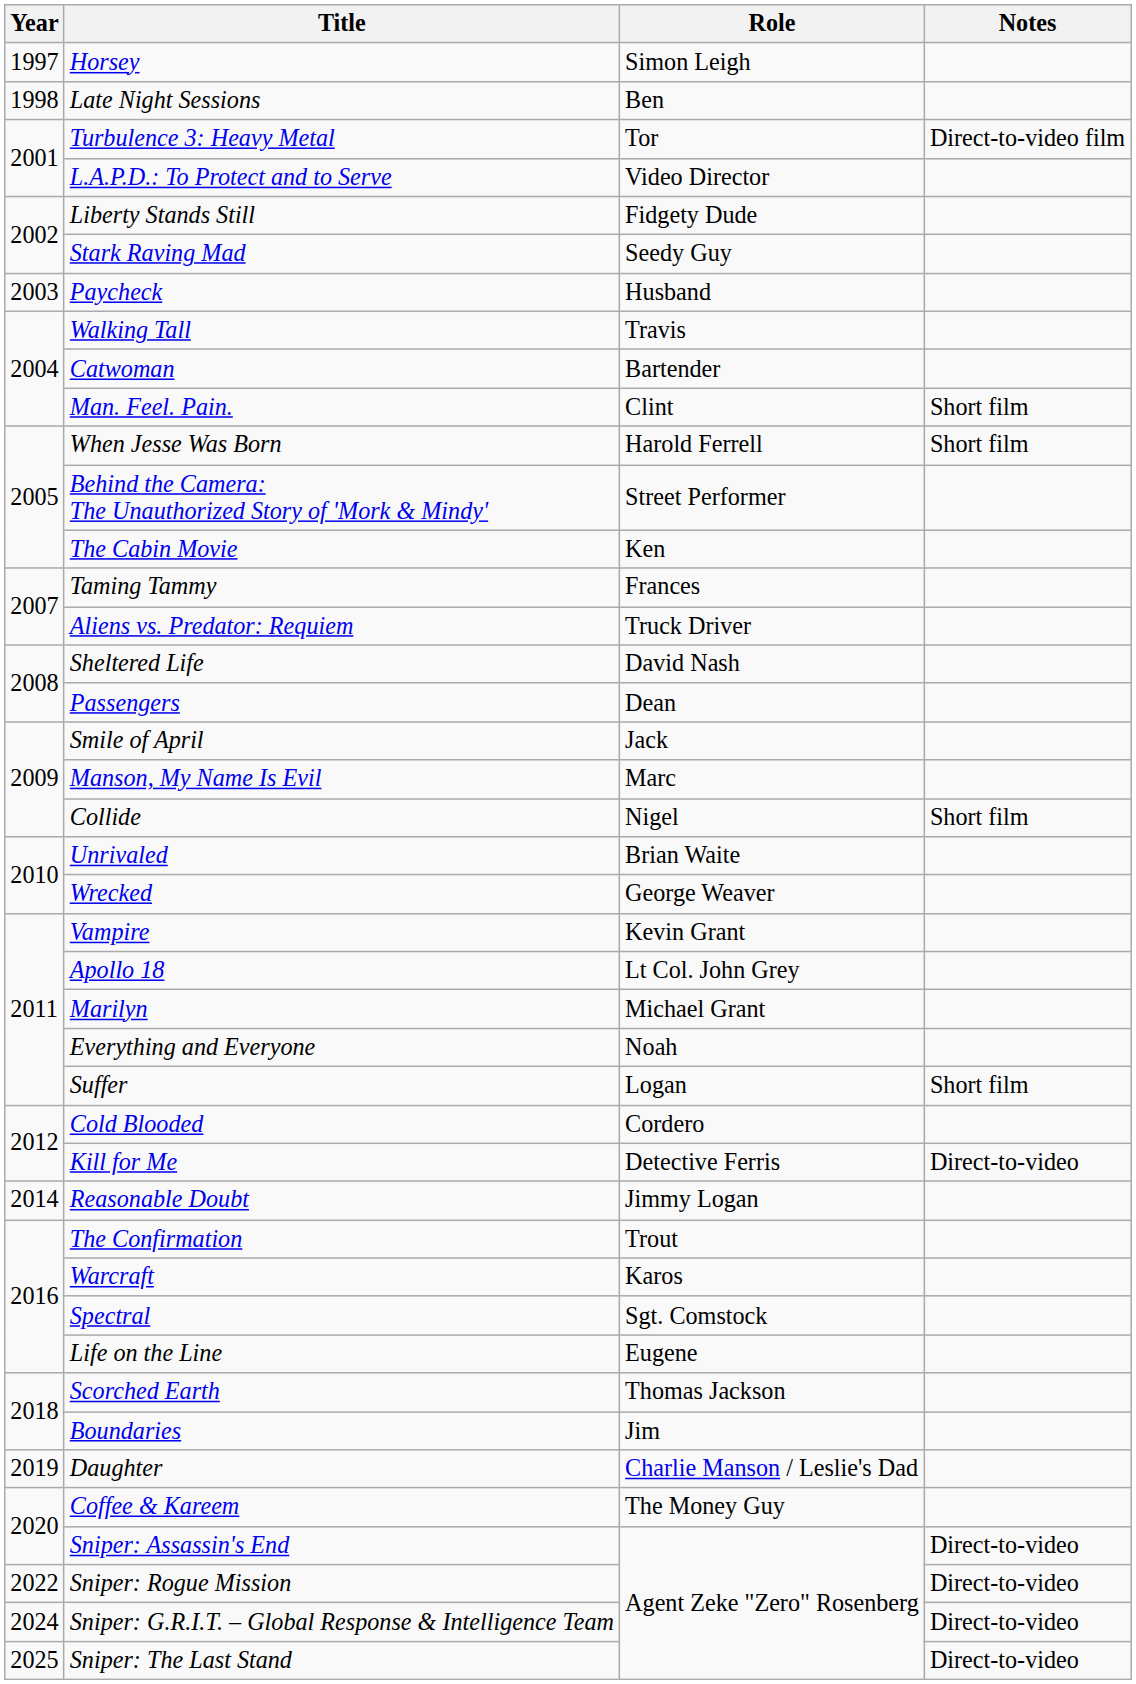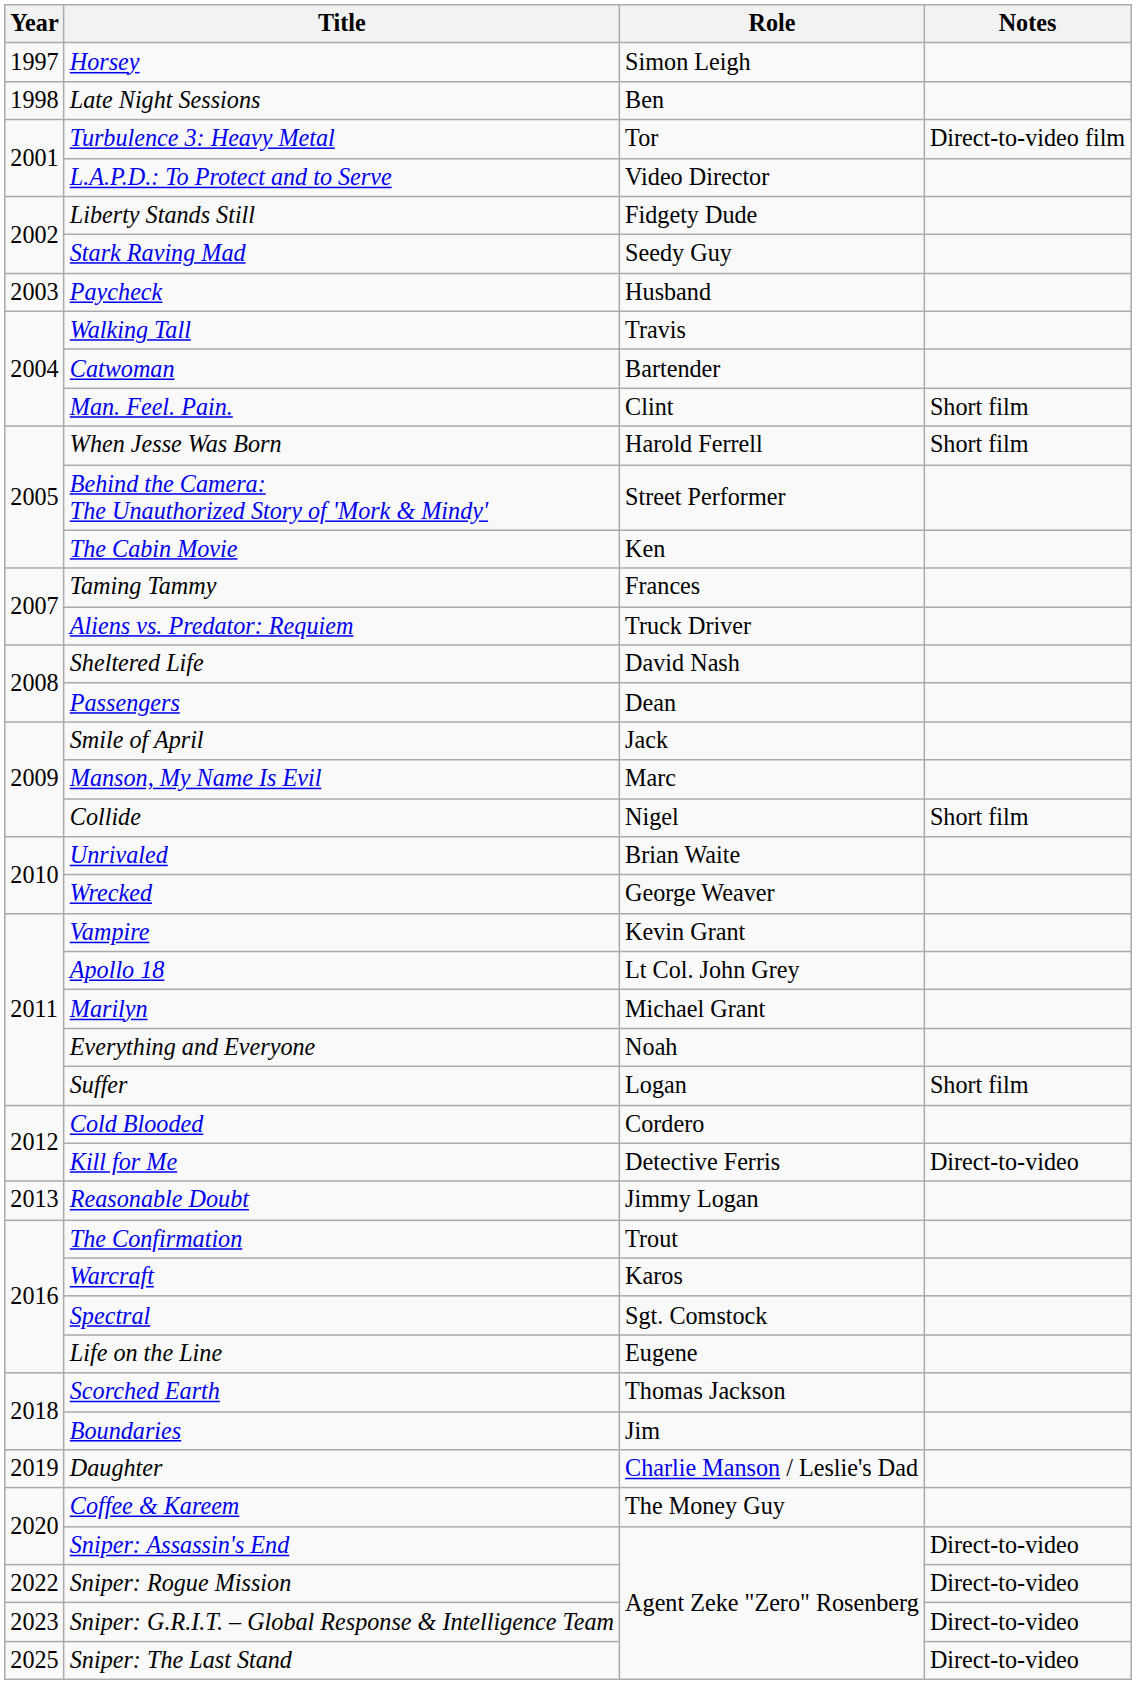(34, 1200) 2014 -> (34, 1200) 2013
(34, 1621) 2024 -> (34, 1621) 2023
